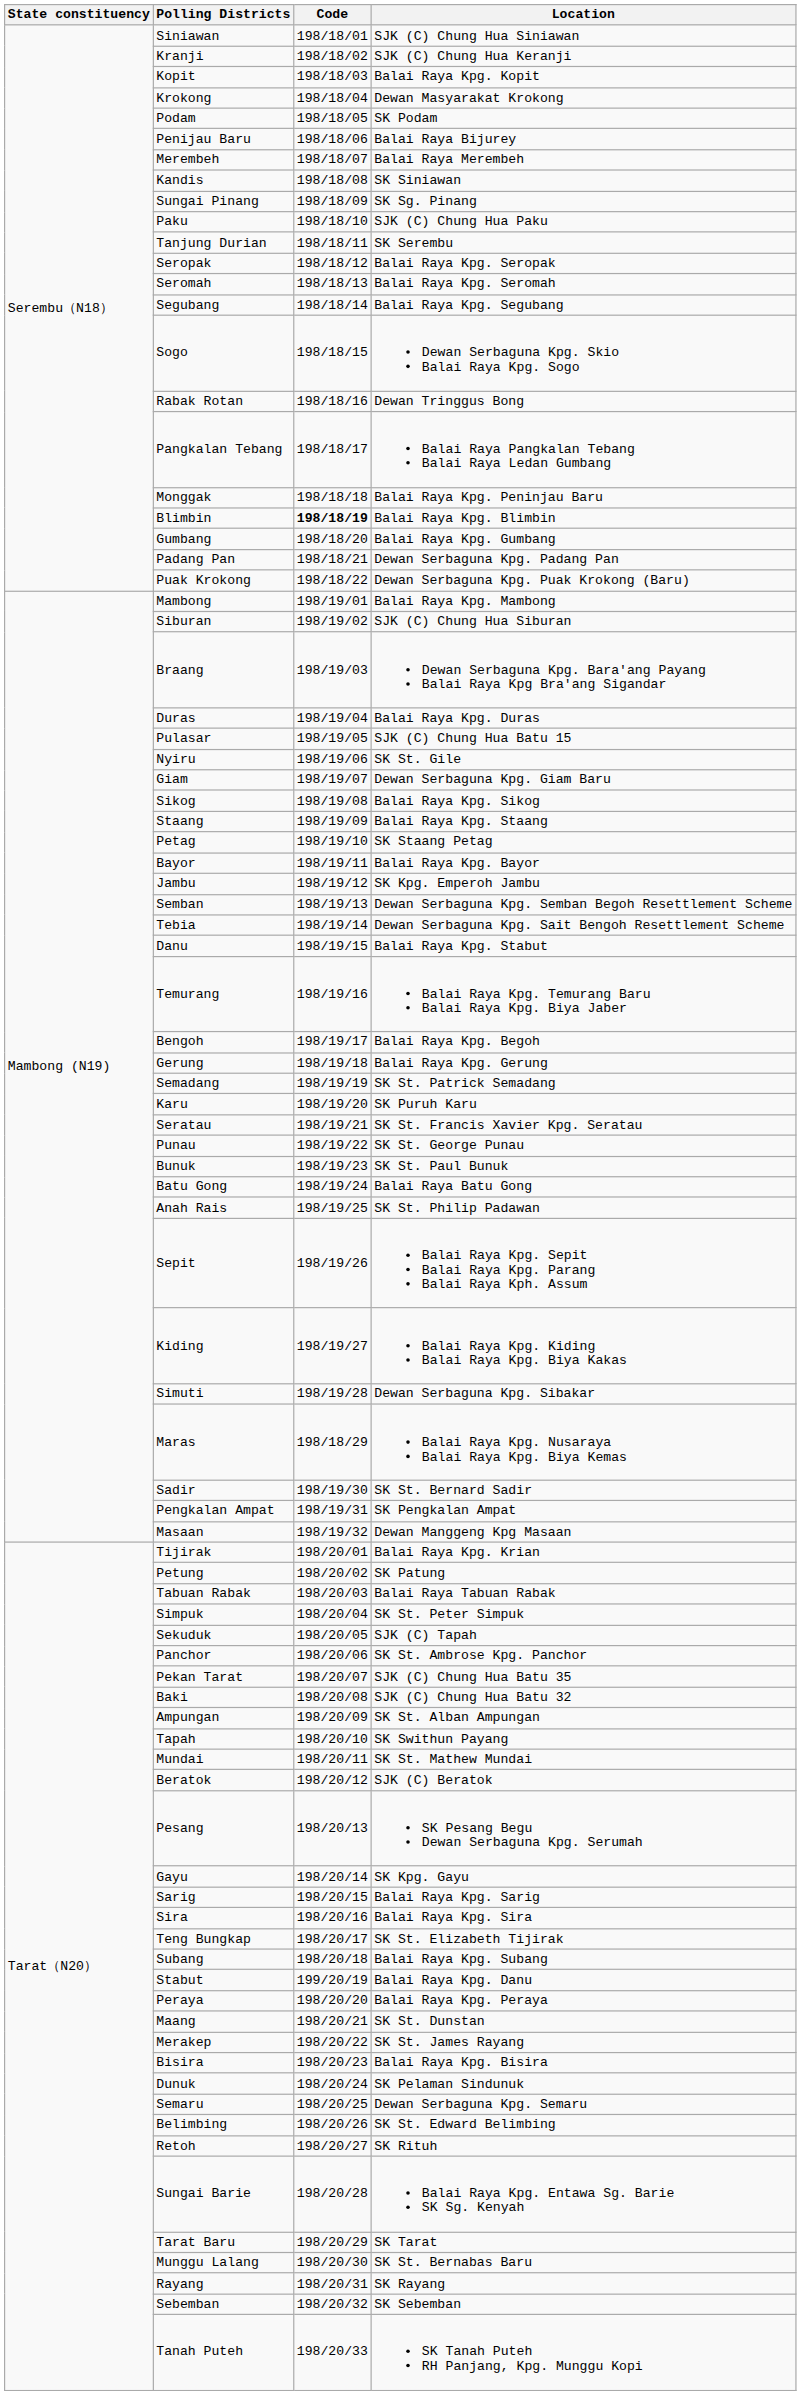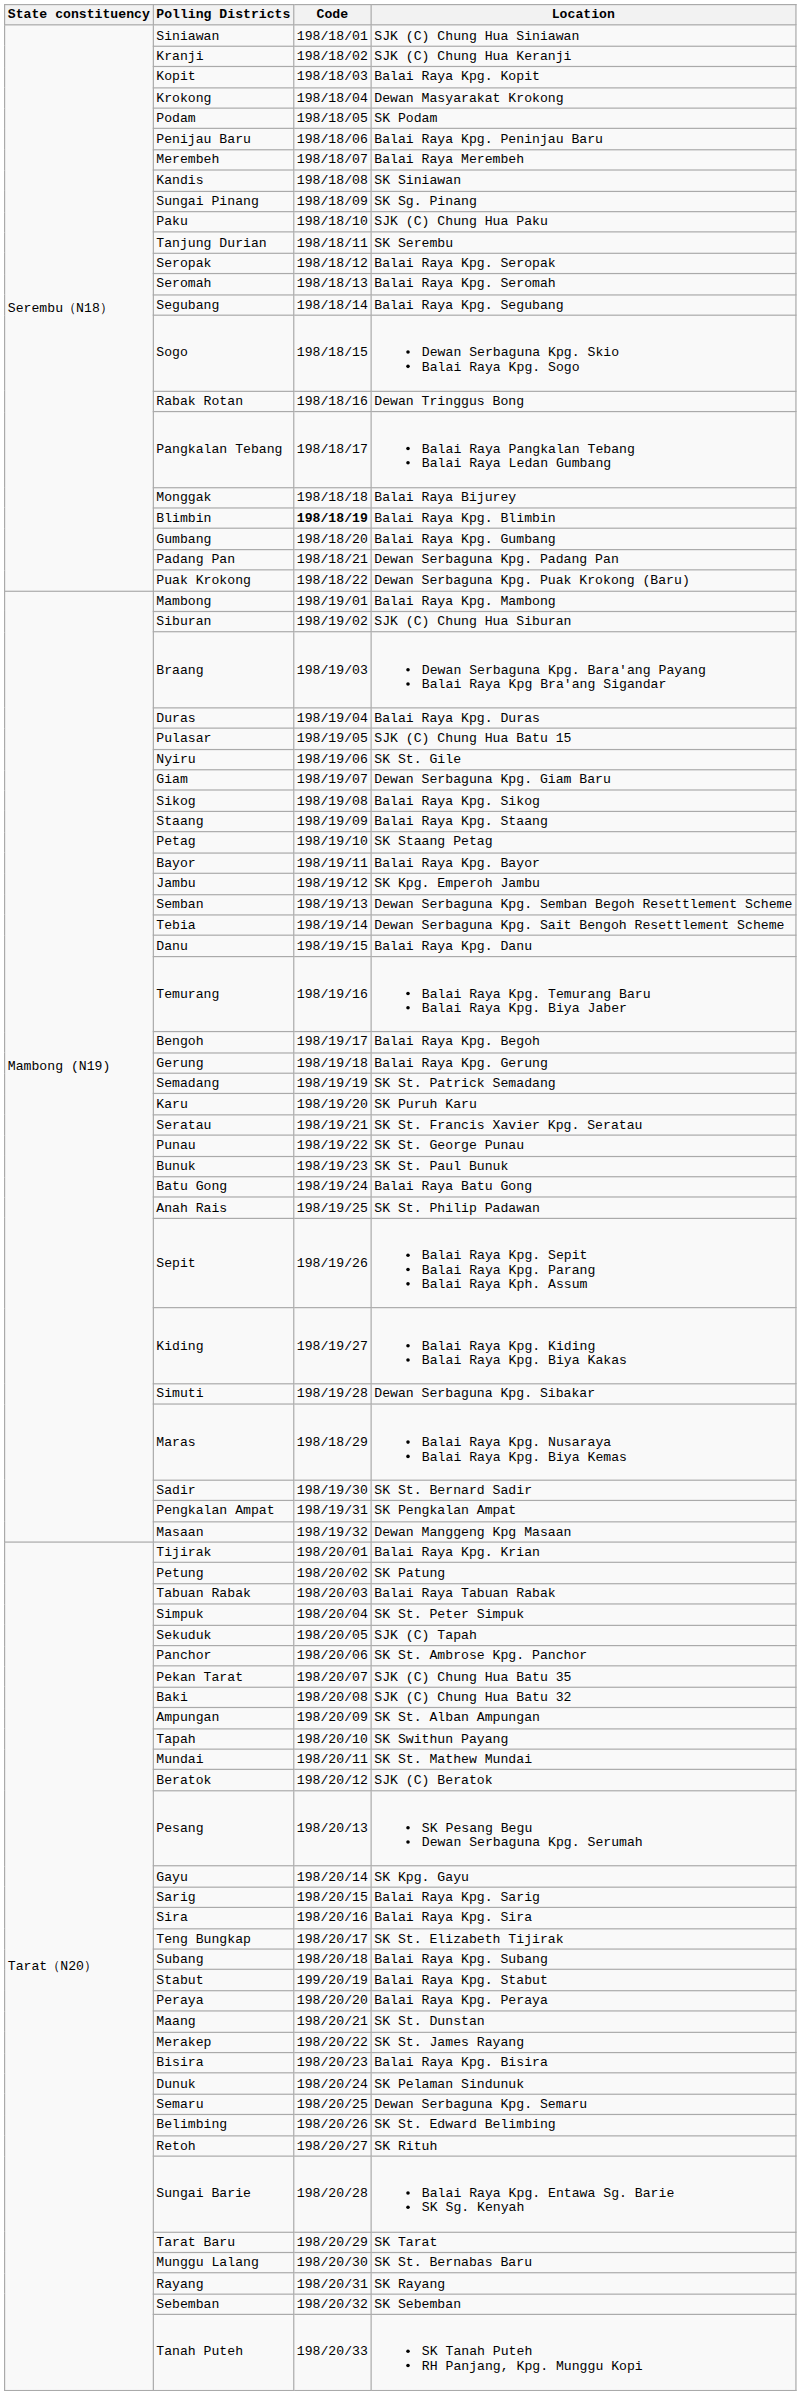(445, 139) Balai Raya Bijurey -> (489, 139) Balai Raya Kpg. Peninjau Baru
(489, 498) Balai Raya Kpg. Peninjau Baru -> (445, 498) Balai Raya Bijurey
(461, 946) Balai Raya Kpg. Stabut -> (453, 946) Balai Raya Kpg. Danu
(453, 1980) Balai Raya Kpg. Danu -> (461, 1980) Balai Raya Kpg. Stabut
